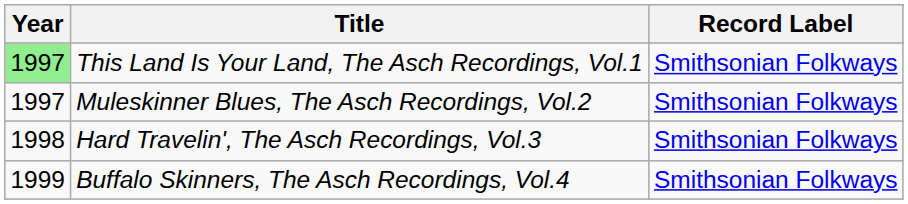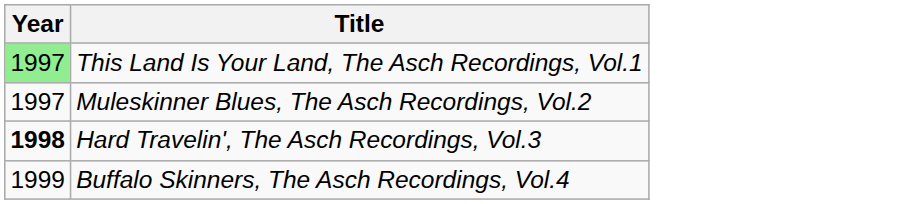- column: (776, 23)
(38, 140) normal -> (38, 140) bold
